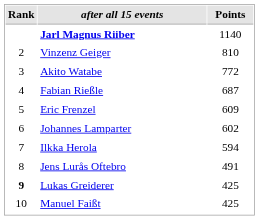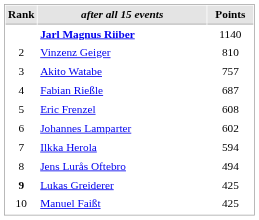(230, 72) 772 -> (230, 72) 757
(230, 109) 609 -> (230, 109) 608
(230, 166) 491 -> (230, 166) 494
